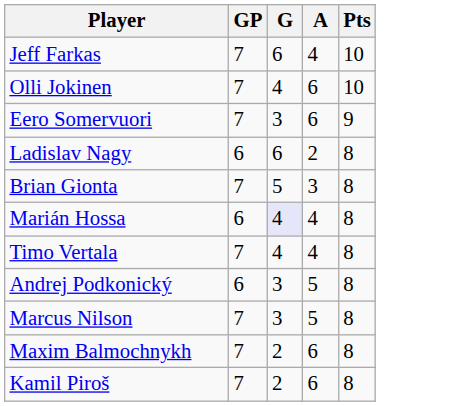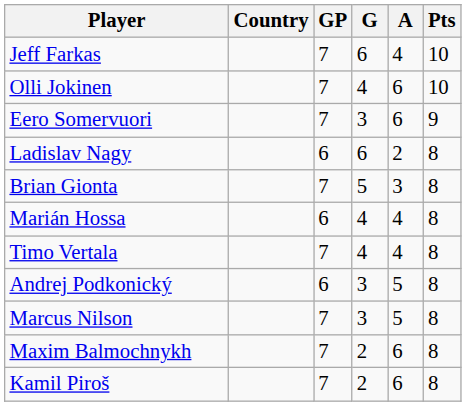+ column: (271, 20)
(277, 218) lavender background -> (362, 218) no background
